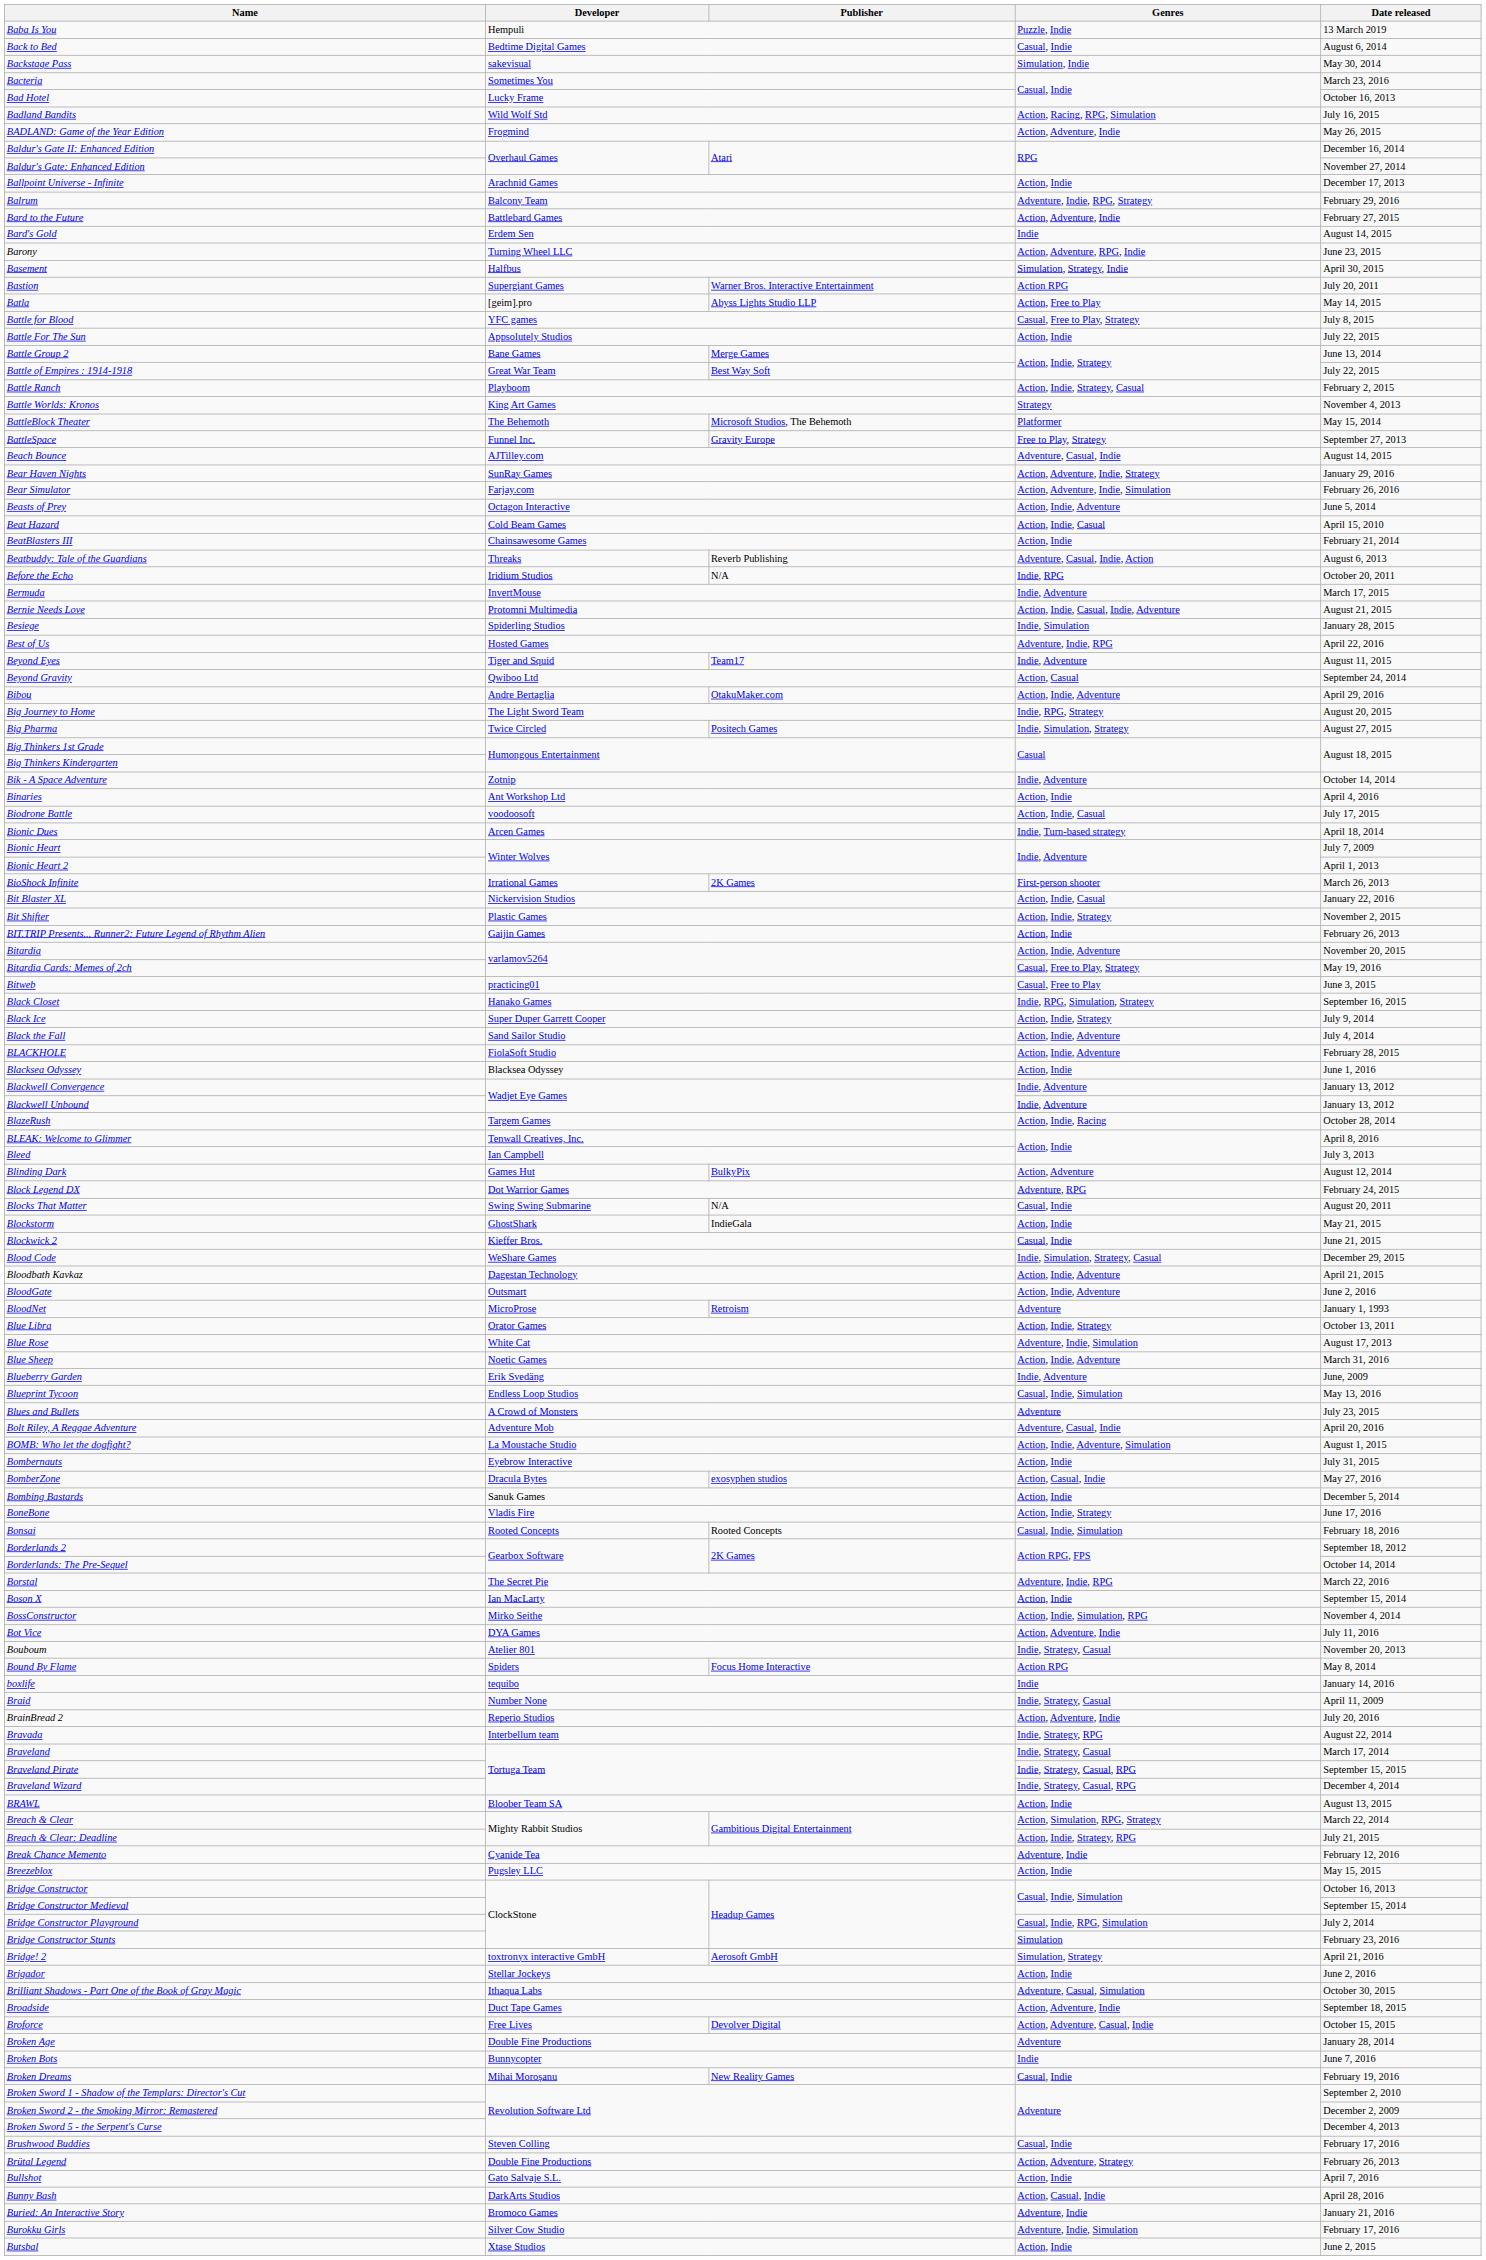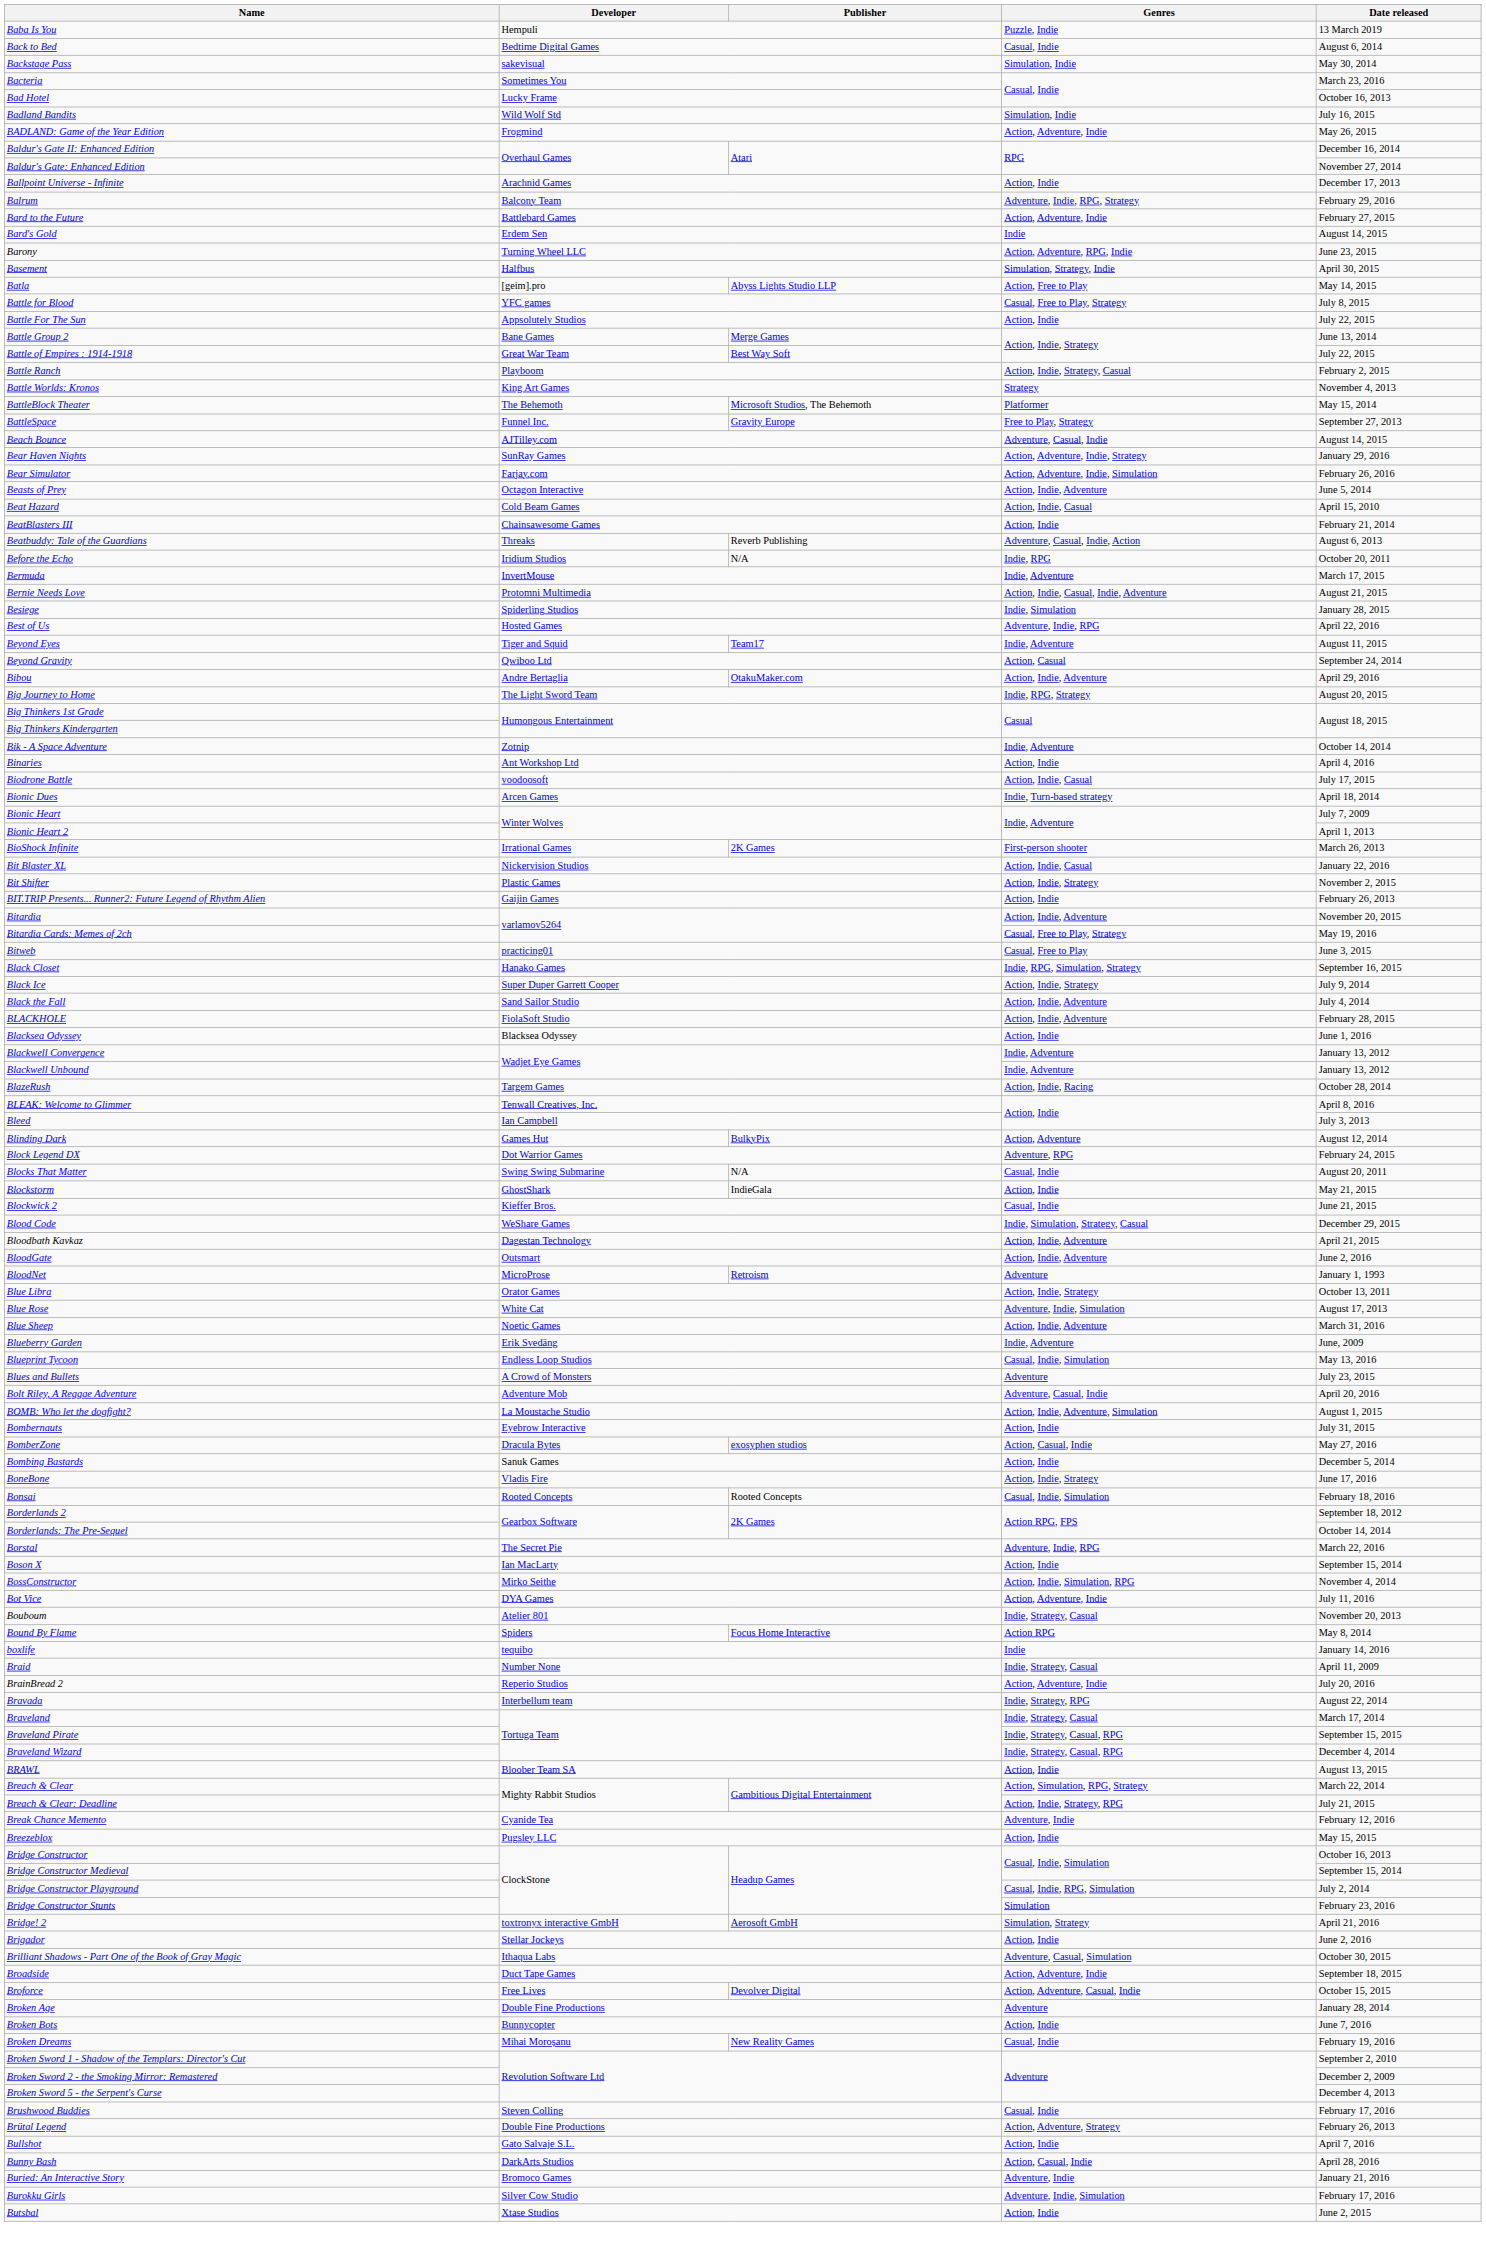(1087, 114) Action, Racing, RPG, Simulation -> (1040, 114) Simulation, Indie
- row: (23, 285)
- row: (32, 728)
(1028, 2058) Indie -> (1031, 2024) Action, Indie
